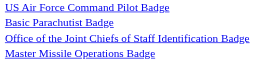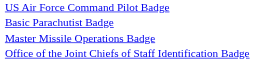rows swapped: (80, 53) <-> (127, 38)
